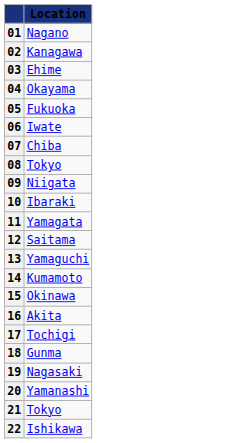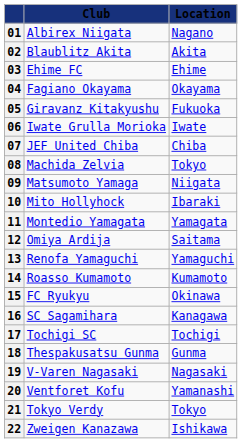+ column: (96, 14)
(55, 52) Kanagawa -> (189, 52) Akita
(44, 316) Akita -> (199, 316) Kanagawa
